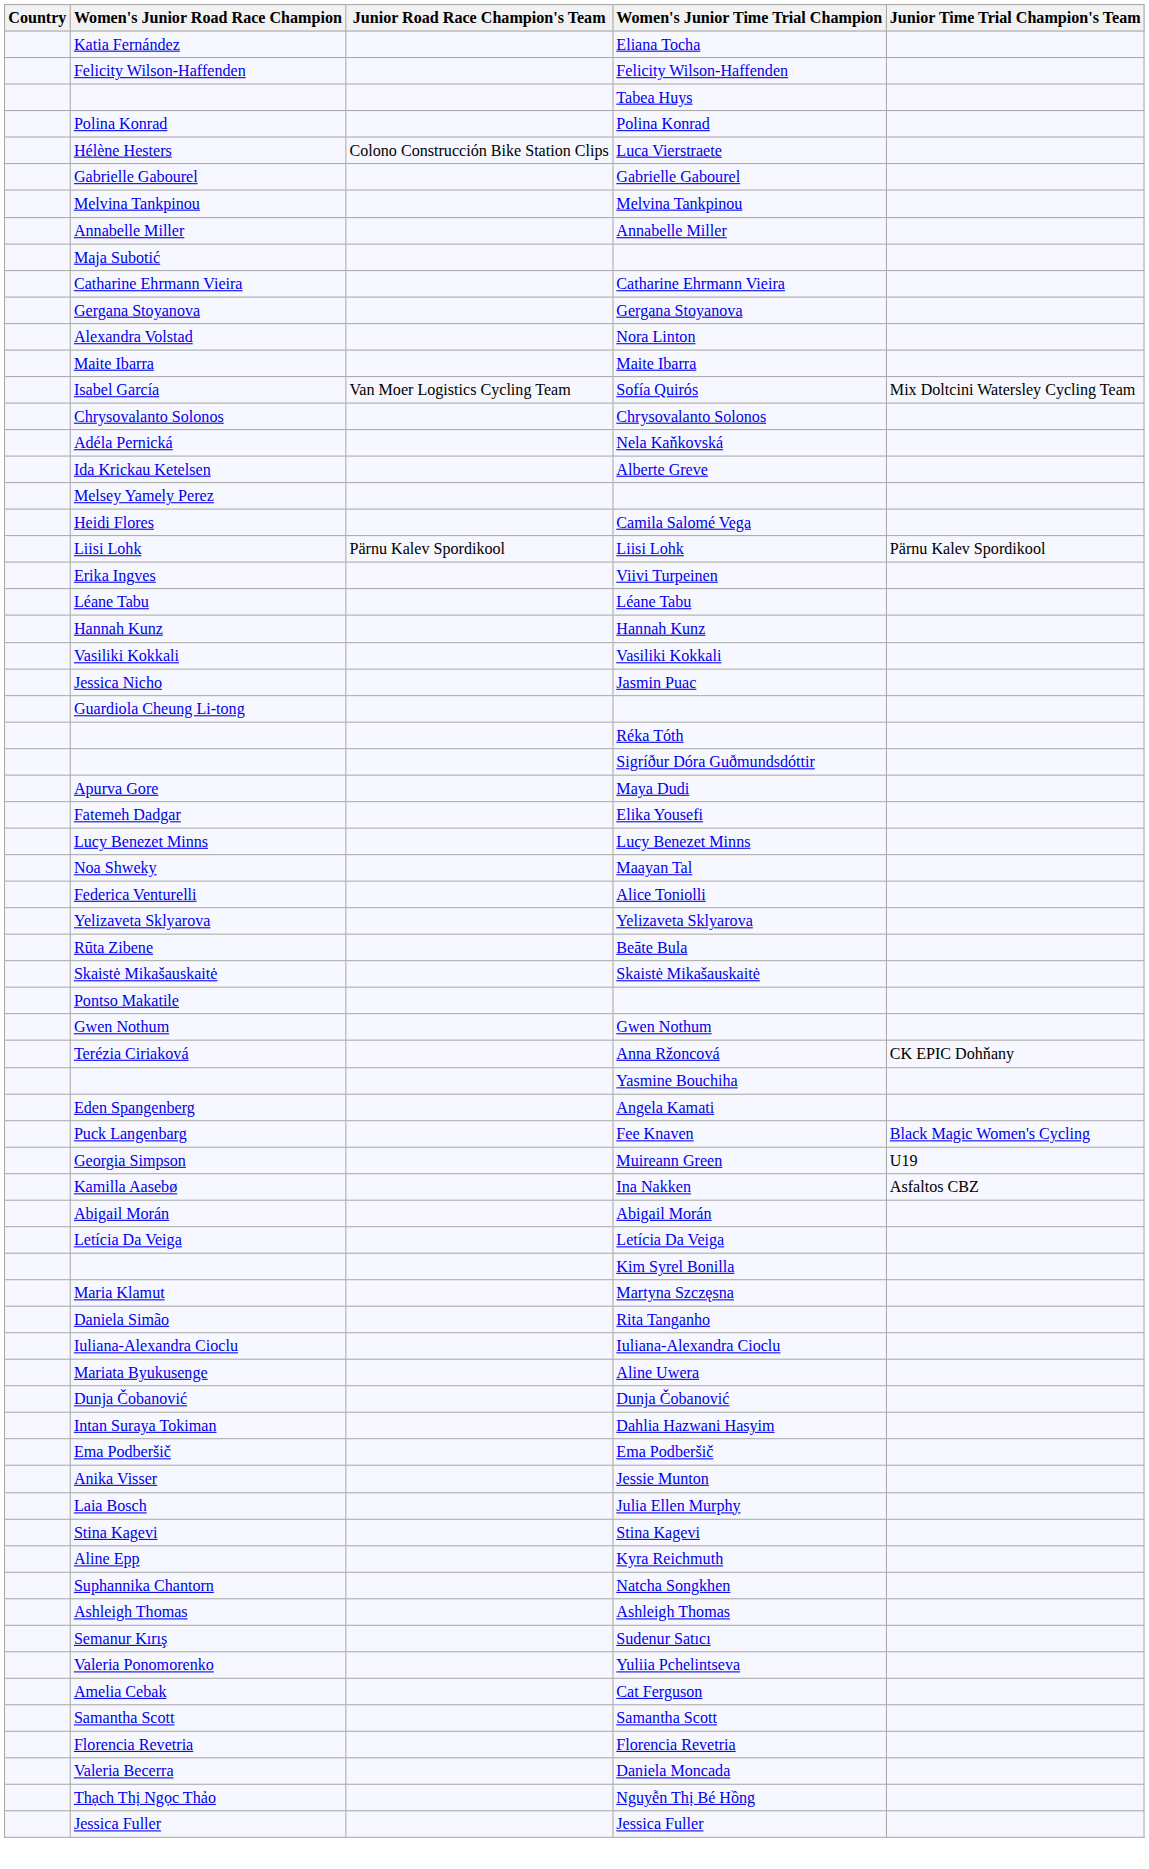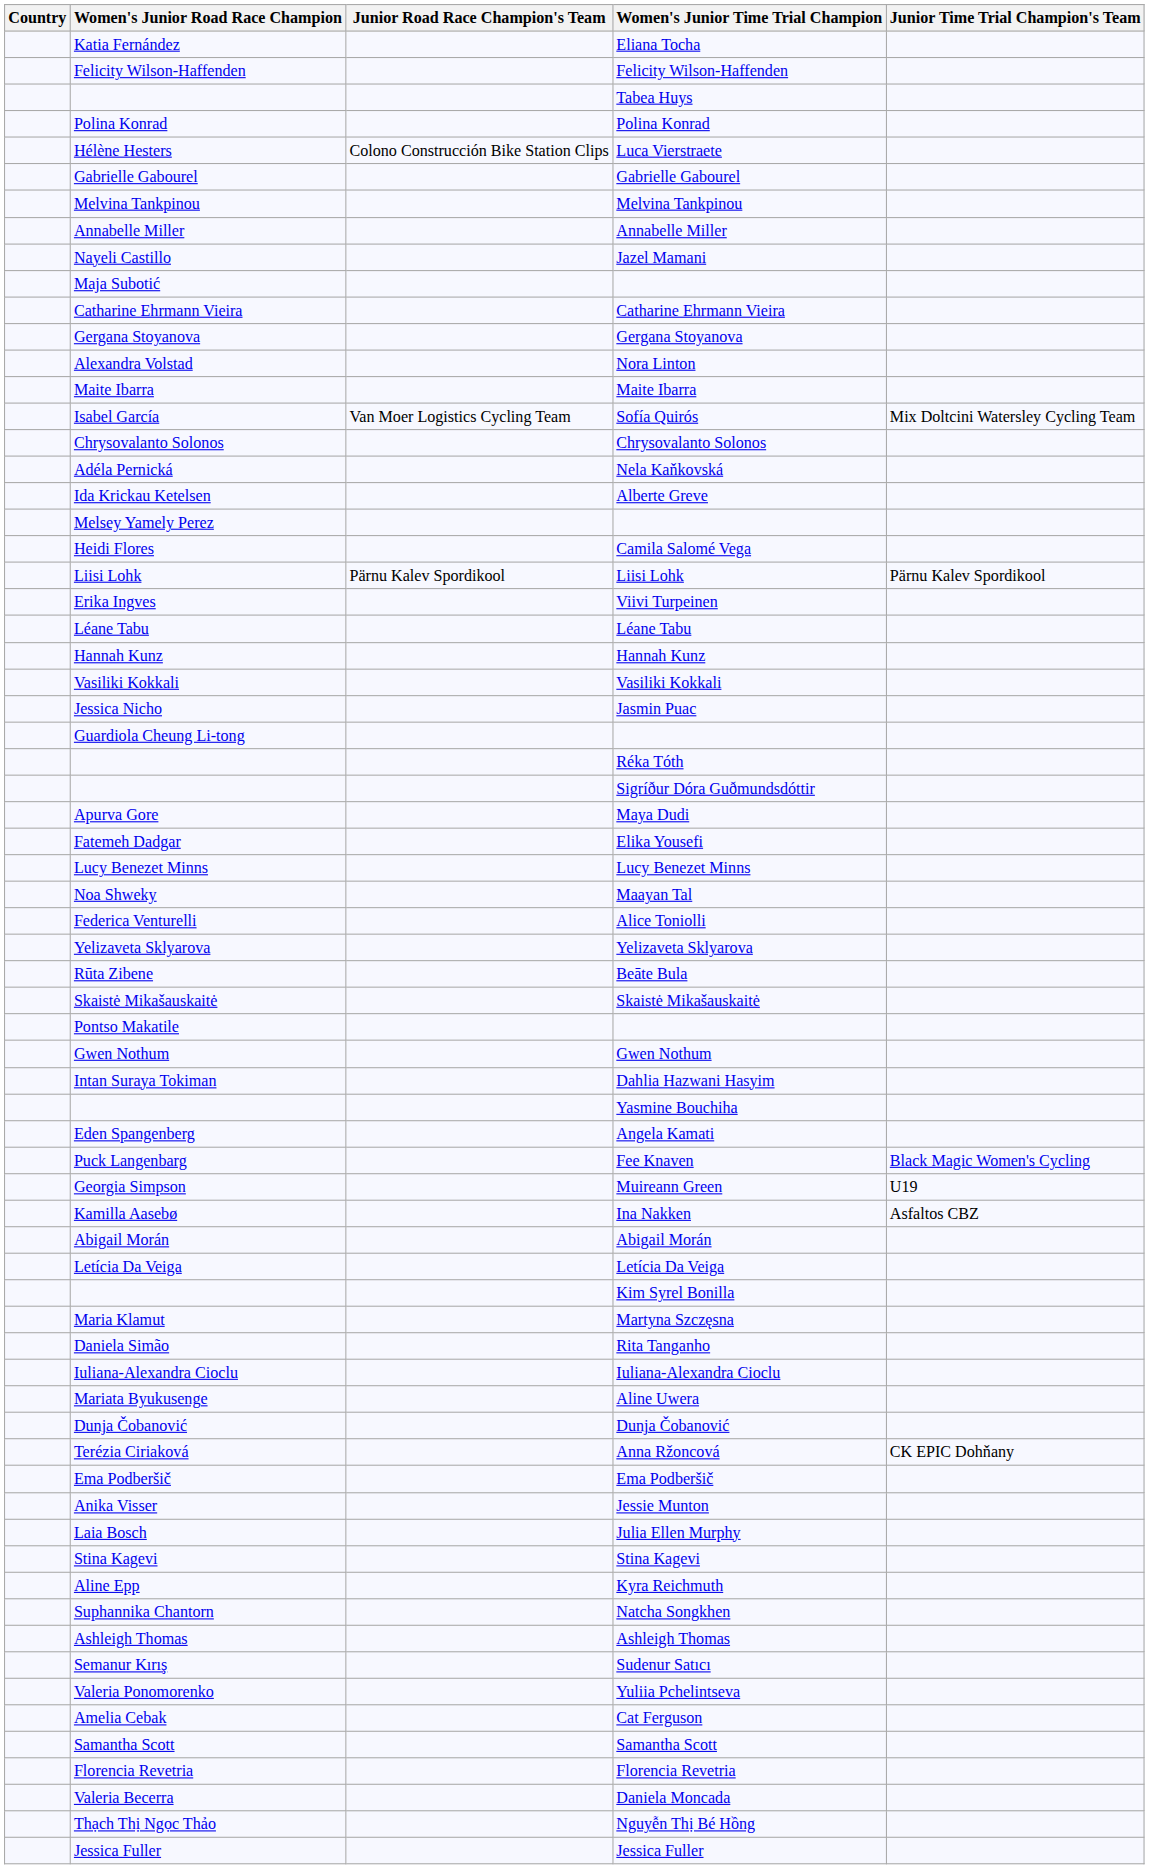+ row: (122, 257)
rows swapped: (145, 1425) <-> (131, 1054)
